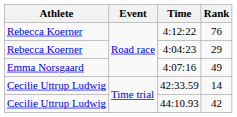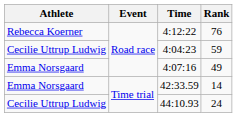(45, 49) Rebecca Koerner -> (56, 49) Cecilie Uttrup Ludwig
(217, 49) 29 -> (217, 49) 59
(56, 85) Cecilie Uttrup Ludwig -> (45, 85) Emma Norsgaard
(217, 103) 42 -> (217, 103) 24
